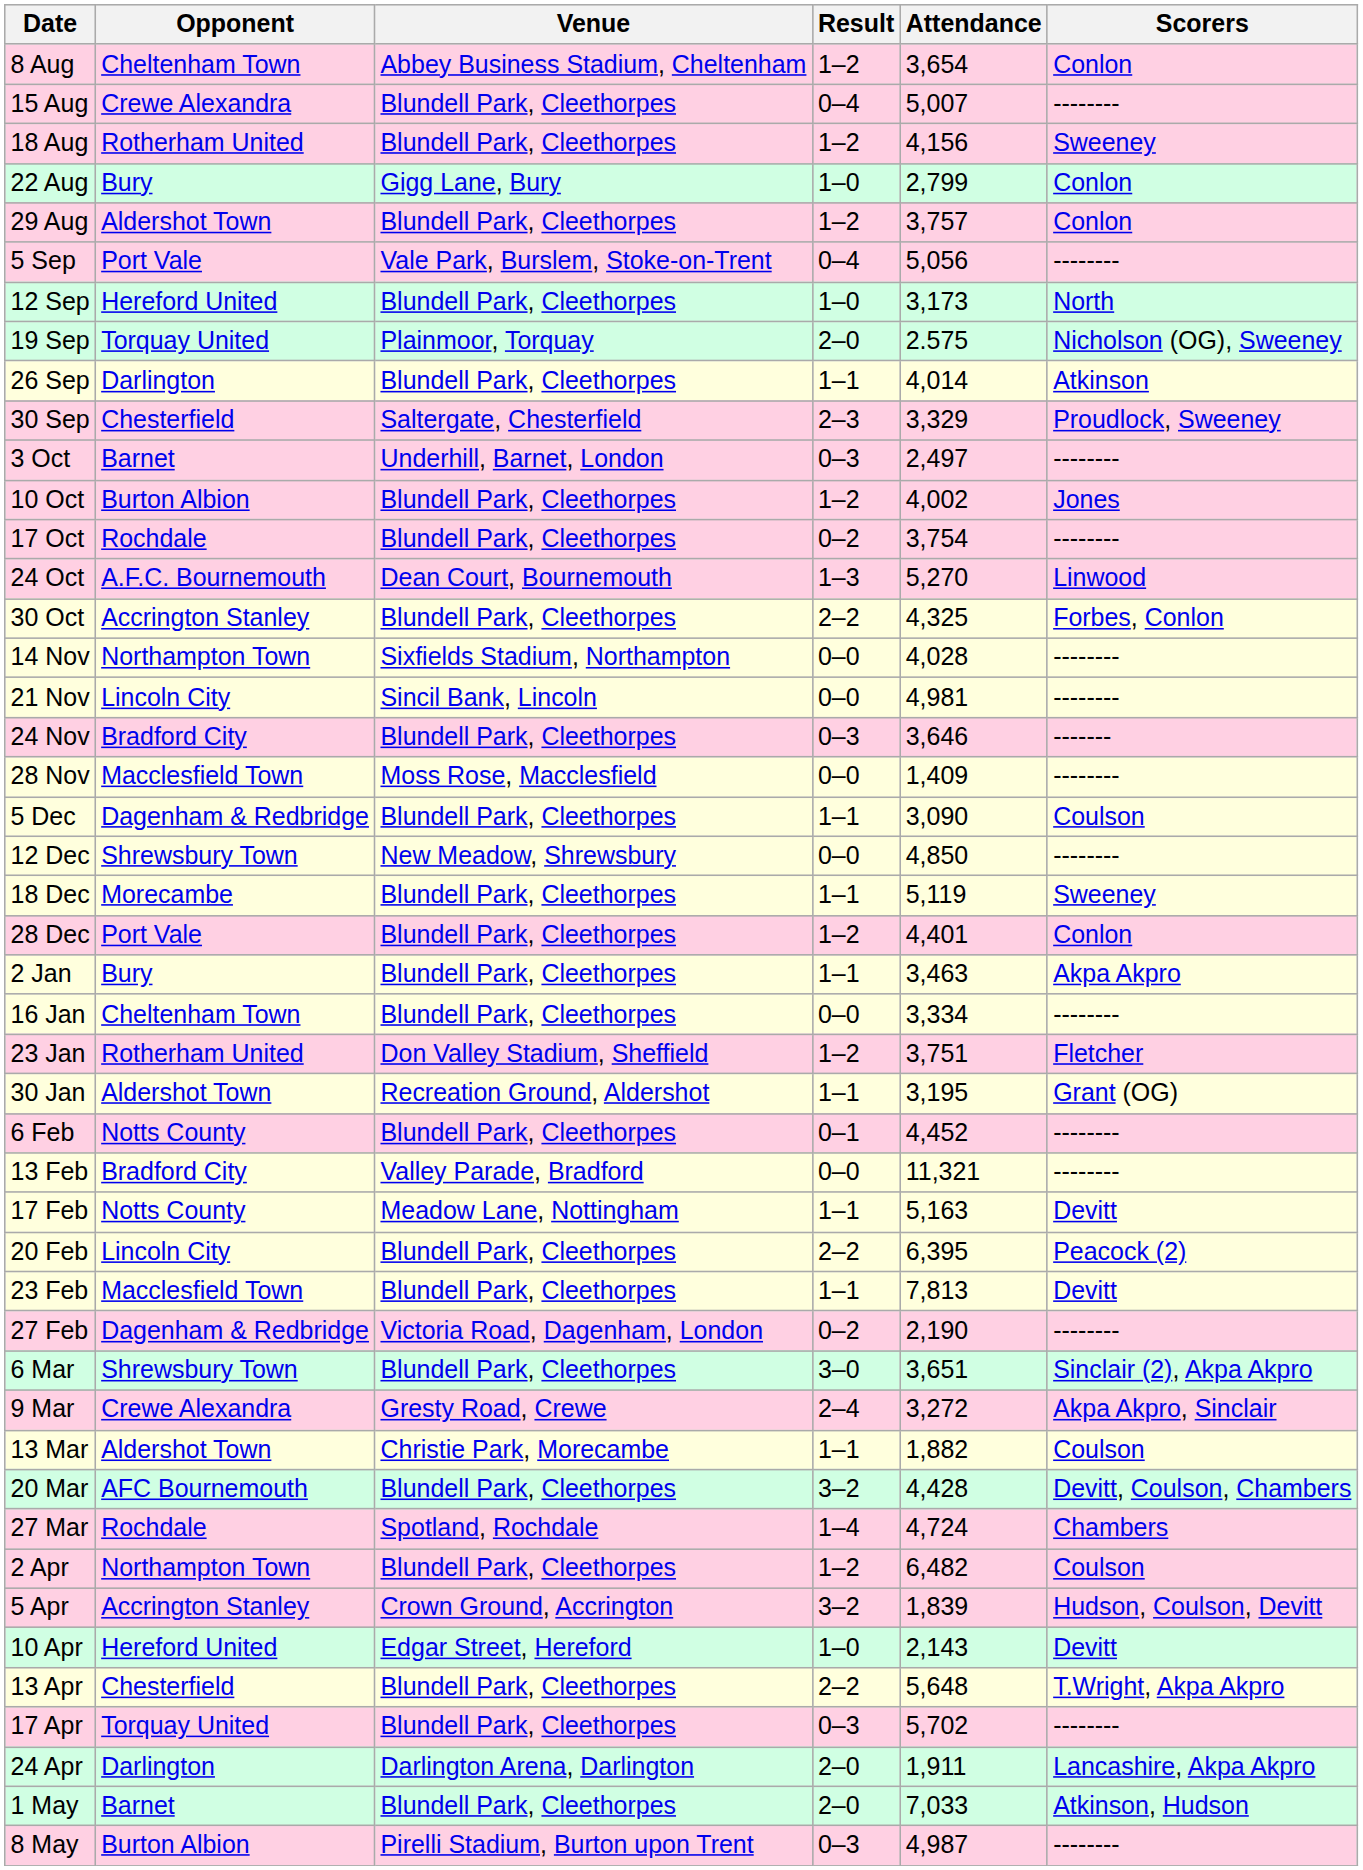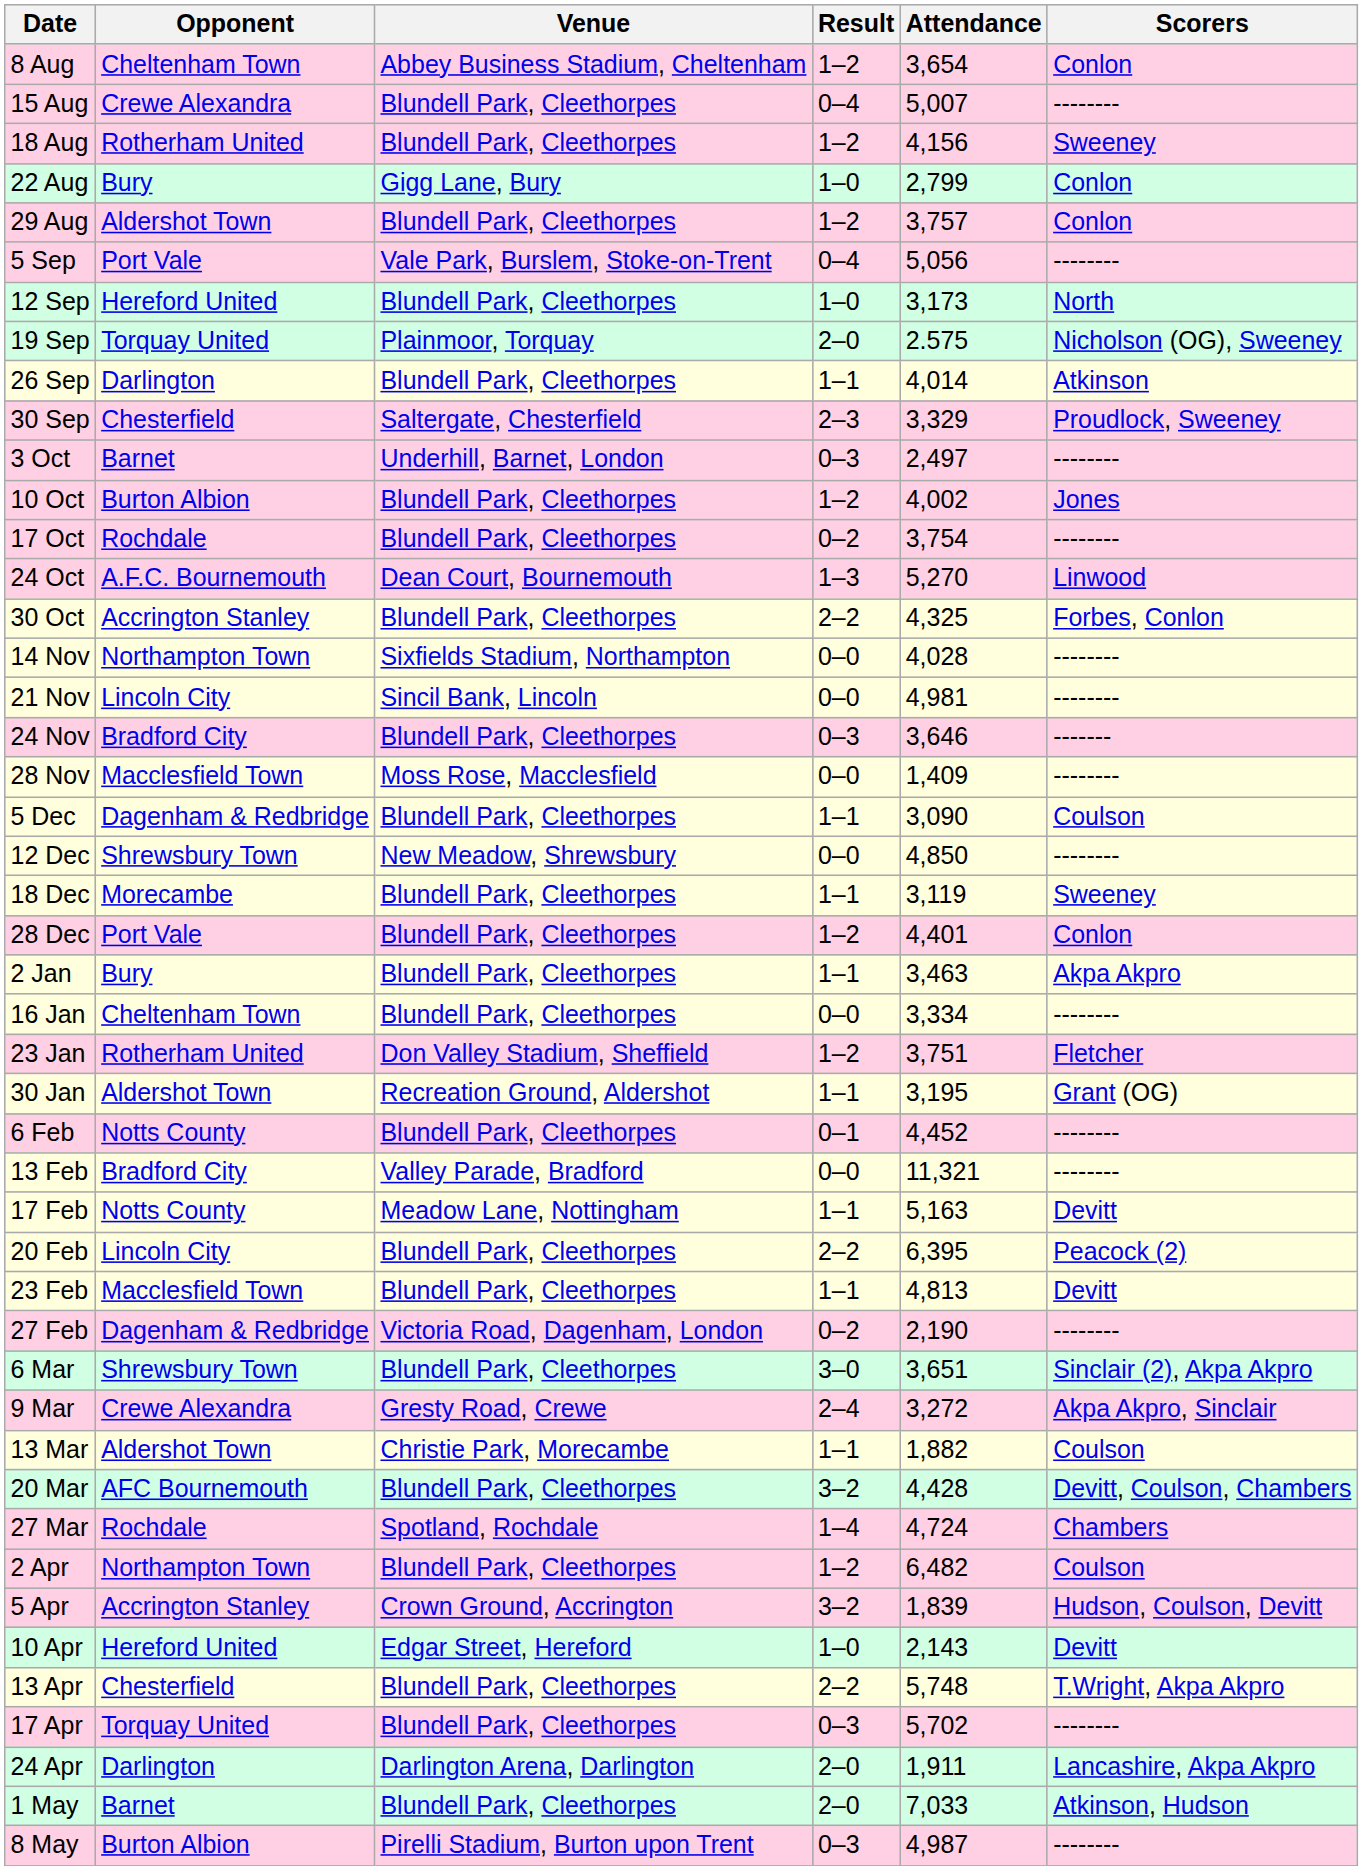(936, 895) 5,119 -> (936, 895) 3,119
(937, 1291) 7,813 -> (937, 1291) 4,813
(937, 1686) 5,648 -> (937, 1686) 5,748
